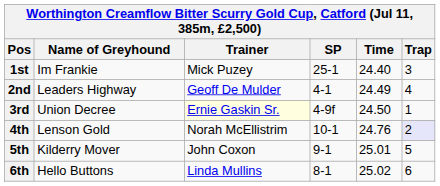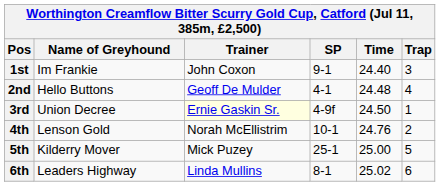(220, 69) Mick Puzey -> (221, 69) John Coxon
(326, 69) 25-1 -> (322, 69) 9-1
(87, 89) Leaders Highway -> (75, 89) Hello Buttons
(375, 89) 24.49 -> (375, 89) 24.48
(408, 130) lavender background -> (408, 130) no background
(221, 150) John Coxon -> (220, 150) Mick Puzey
(322, 150) 9-1 -> (326, 150) 25-1
(375, 150) 25.01 -> (375, 150) 25.00
(75, 171) Hello Buttons -> (87, 171) Leaders Highway
